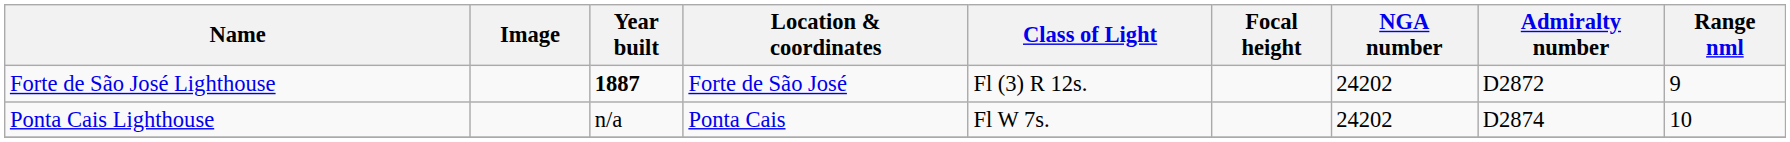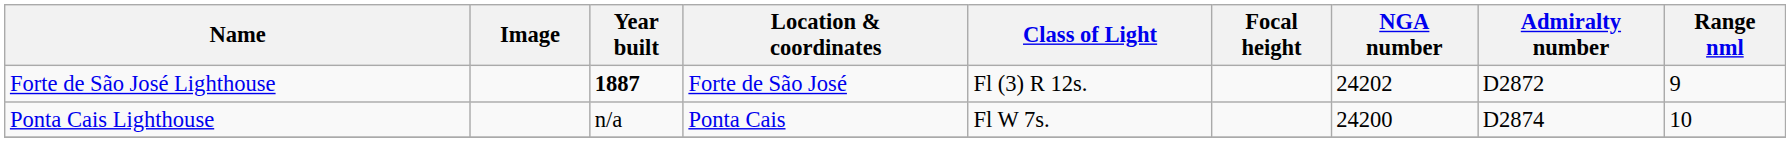(1364, 119) 24202 -> (1364, 119) 24200
